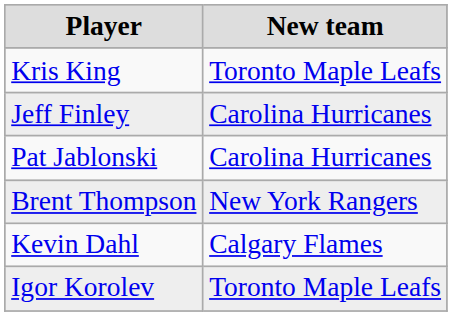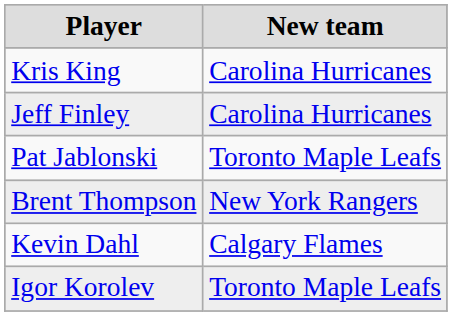(325, 69) Toronto Maple Leafs -> (320, 69) Carolina Hurricanes
(320, 157) Carolina Hurricanes -> (325, 157) Toronto Maple Leafs
